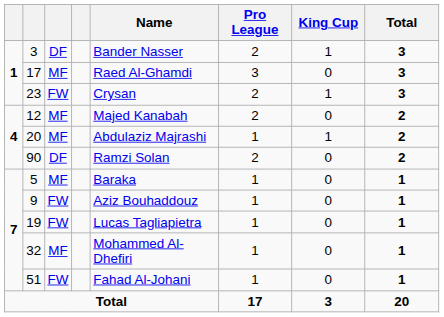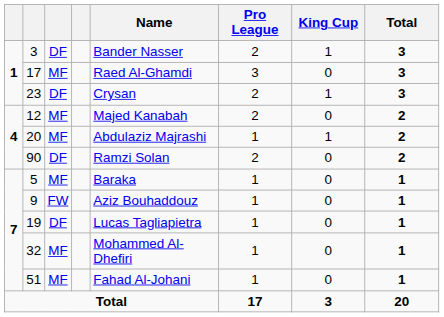(58, 94) FW -> (58, 94) DF
(58, 222) FW -> (58, 222) DF
(58, 279) FW -> (58, 279) MF
